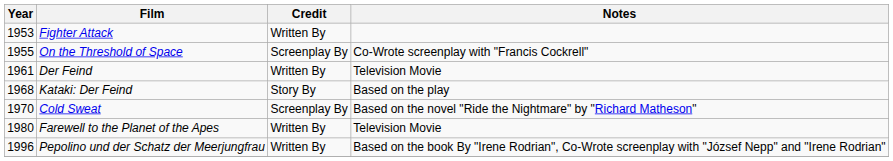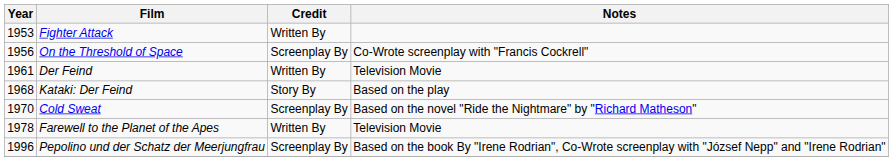(20, 52) 1955 -> (20, 52) 1956
(20, 128) 1980 -> (20, 128) 1978
(298, 147) Written By -> (309, 147) Screenplay By
